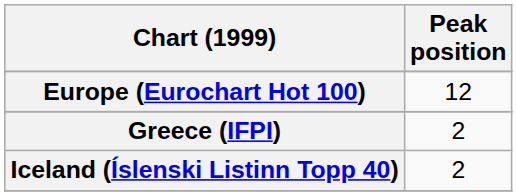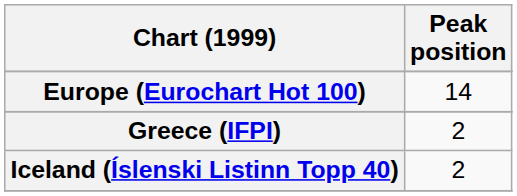(458, 91) 12 -> (458, 91) 14
